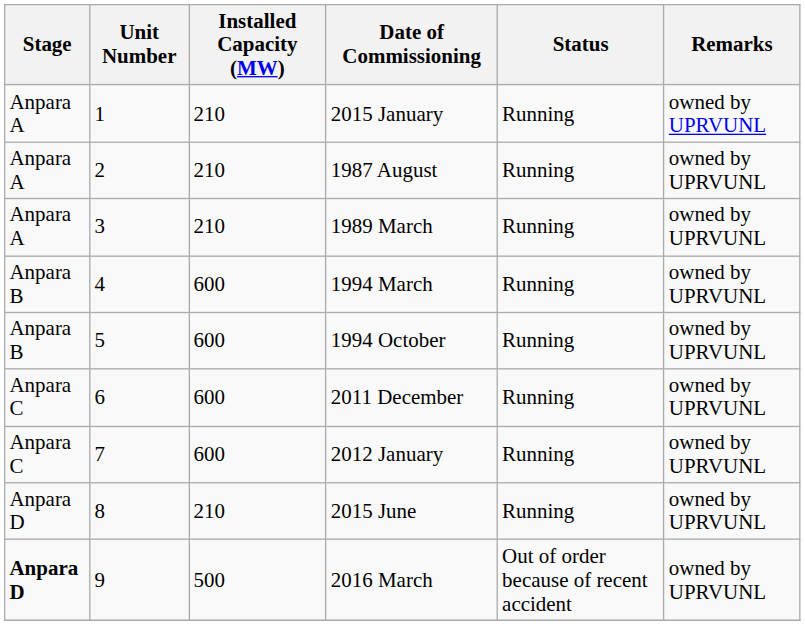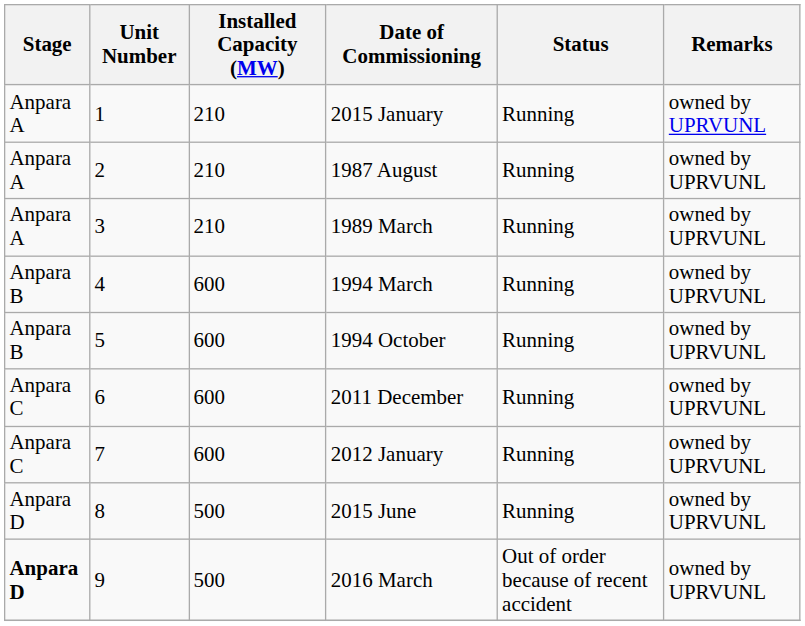(209, 511) 210 -> (209, 511) 500
